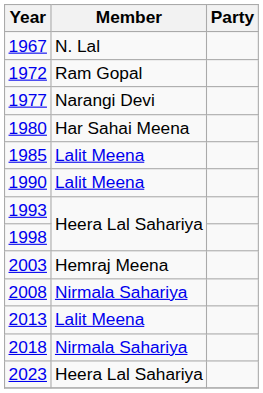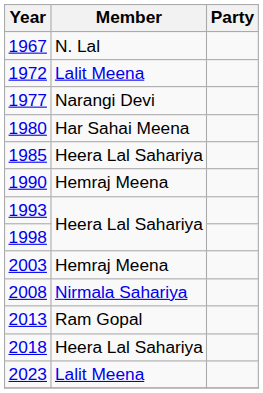(99, 73) Ram Gopal -> (100, 73) Lalit Meena
(100, 155) Lalit Meena -> (129, 155) Heera Lal Sahariya
(100, 182) Lalit Meena -> (112, 182) Hemraj Meena
(100, 319) Lalit Meena -> (99, 319) Ram Gopal
(121, 347) Nirmala Sahariya -> (129, 347) Heera Lal Sahariya
(129, 374) Heera Lal Sahariya -> (100, 374) Lalit Meena
